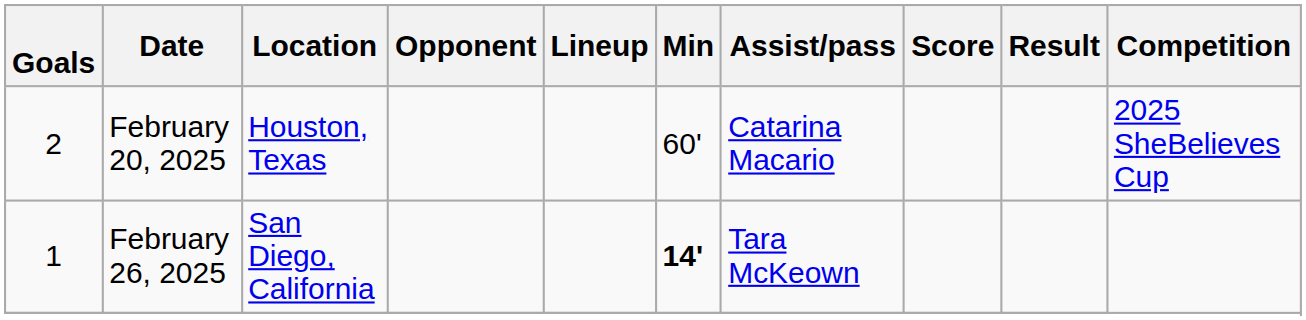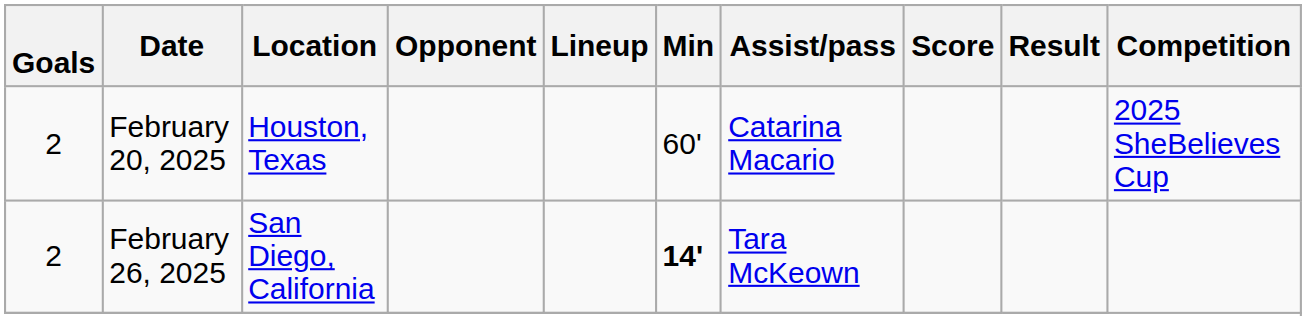(54, 257) 1 -> (54, 257) 2
